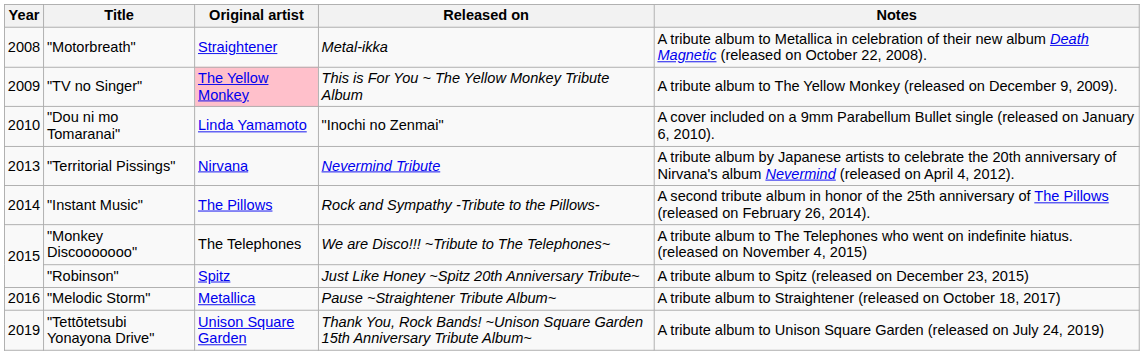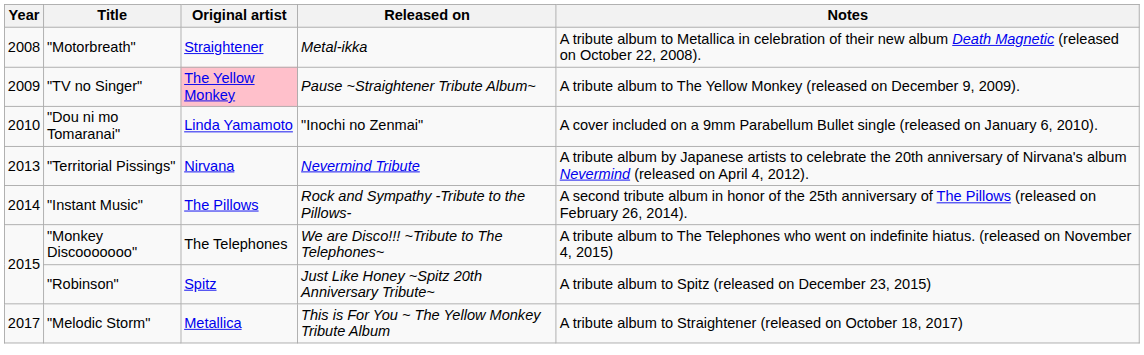(465, 86) This is For You ~ The Yellow Monkey Tribute Album -> (418, 86) Pause ~Straightener Tribute Album~
(24, 299) 2016 -> (24, 323) 2017
(439, 299) Pause ~Straightener Tribute Album~ -> (421, 323) This is For You ~ The Yellow Monkey Tribute Album
- row: (101, 330)
